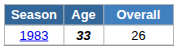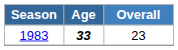(138, 35) 26 -> (138, 35) 23
